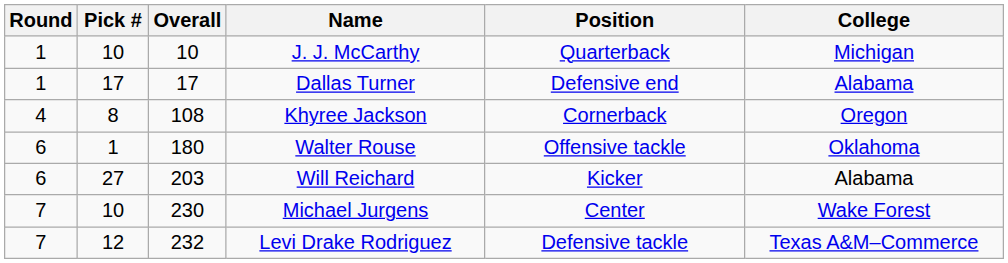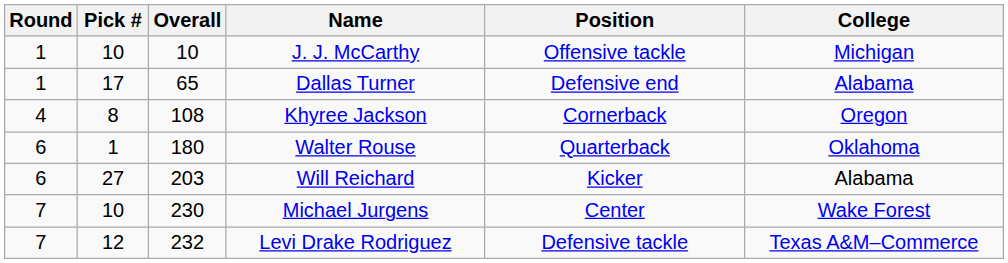(615, 52) Quarterback -> (615, 52) Offensive tackle
(187, 83) 17 -> (187, 83) 65
(615, 147) Offensive tackle -> (615, 147) Quarterback
